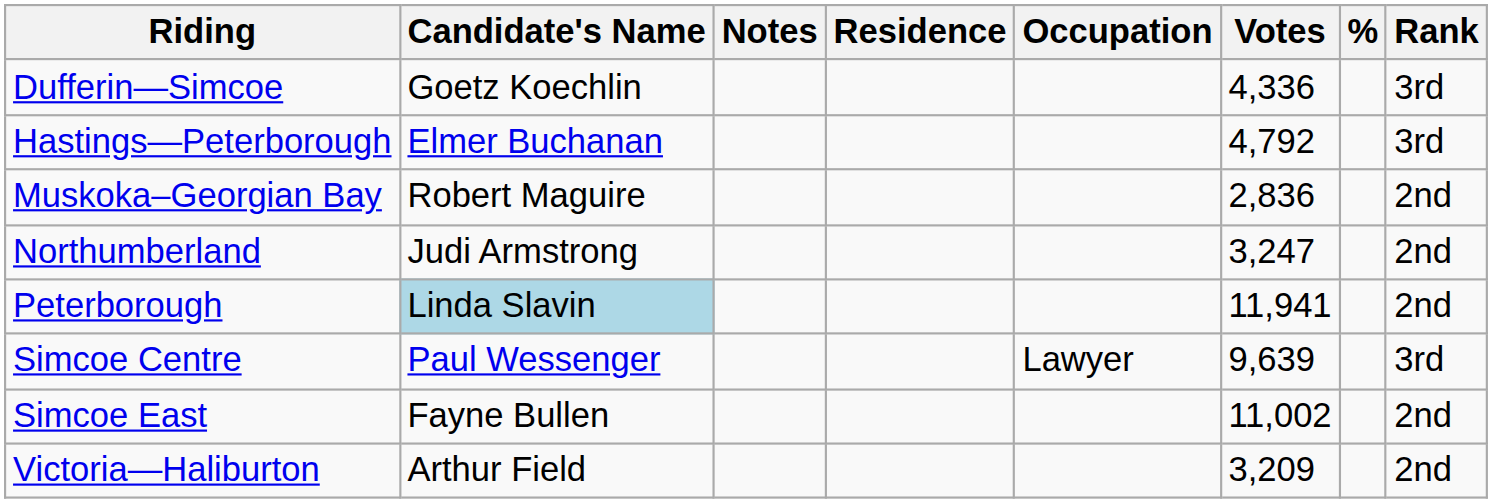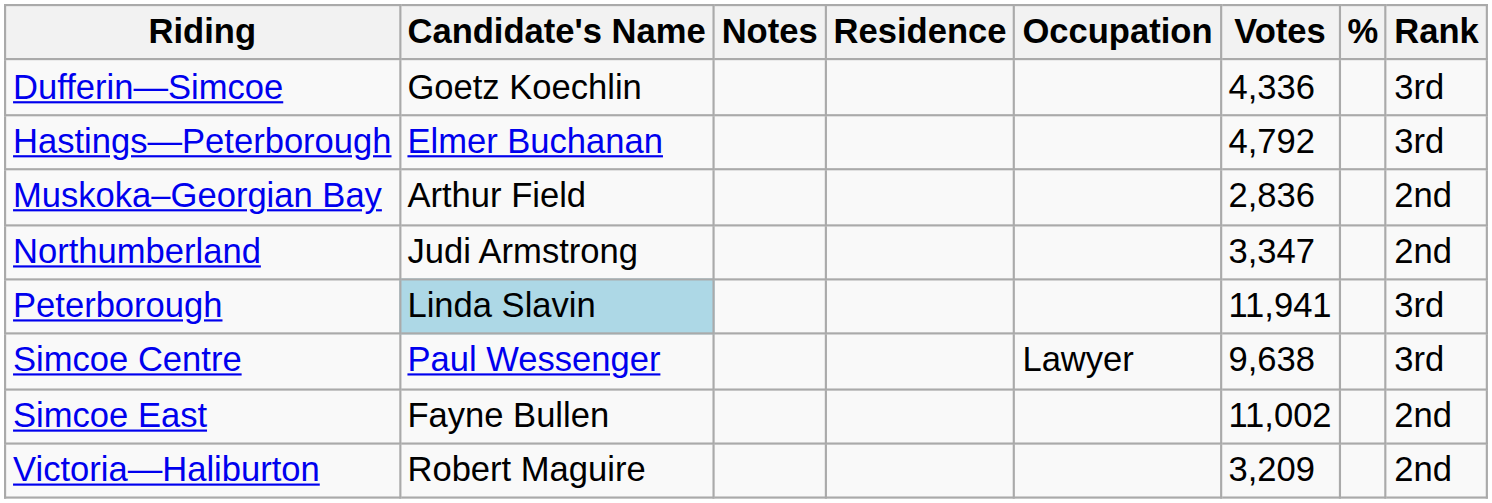(527, 196) Robert Maguire -> (497, 196) Arthur Field
(1272, 251) 3,247 -> (1272, 251) 3,347
(1423, 305) 2nd -> (1419, 305) 3rd
(1272, 360) 9,639 -> (1272, 360) 9,638
(497, 470) Arthur Field -> (527, 470) Robert Maguire
